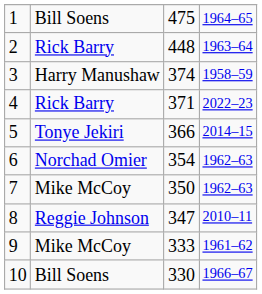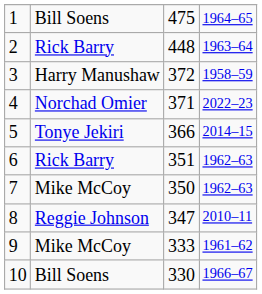(181, 75) 374 -> (181, 75) 372
(74, 103) Rick Barry -> (91, 103) Norchad Omier
(91, 160) Norchad Omier -> (74, 160) Rick Barry
(181, 160) 354 -> (181, 160) 351
